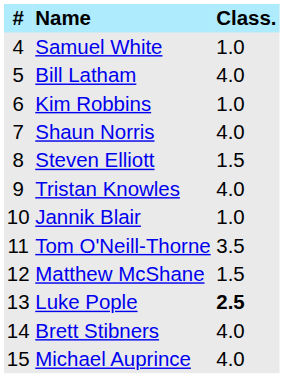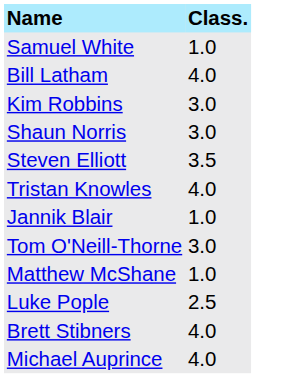- column: (18, 18)
(231, 103) 1.0 -> (202, 103) 3.0
(231, 132) 4.0 -> (202, 132) 3.0
(231, 160) 1.5 -> (202, 160) 3.5
(231, 245) 3.5 -> (202, 245) 3.0
(231, 274) 1.5 -> (202, 274) 1.0
(231, 302) bold -> (202, 302) normal
